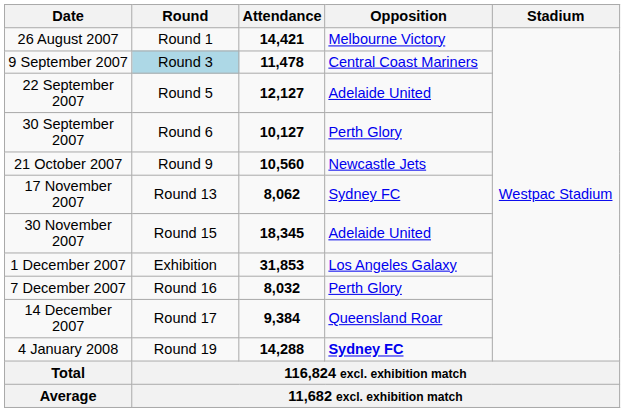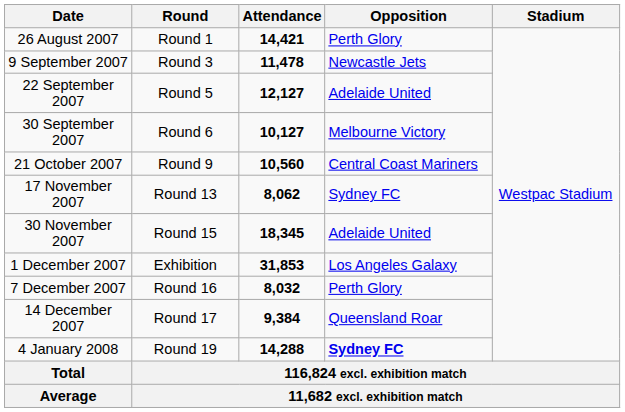(387, 39) Melbourne Victory -> (365, 39) Perth Glory
(185, 62) lightblue background -> (185, 62) no background
(403, 62) Central Coast Mariners -> (377, 62) Newcastle Jets
(365, 133) Perth Glory -> (387, 133) Melbourne Victory
(377, 164) Newcastle Jets -> (403, 164) Central Coast Mariners
